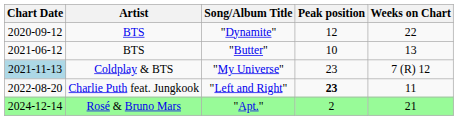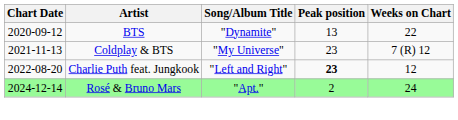(331, 32) 12 -> (331, 32) 13
- row: (248, 50)
(35, 69) lightblue background -> (35, 50) no background
(411, 87) 11 -> (411, 69) 12
(411, 106) 21 -> (411, 87) 24
